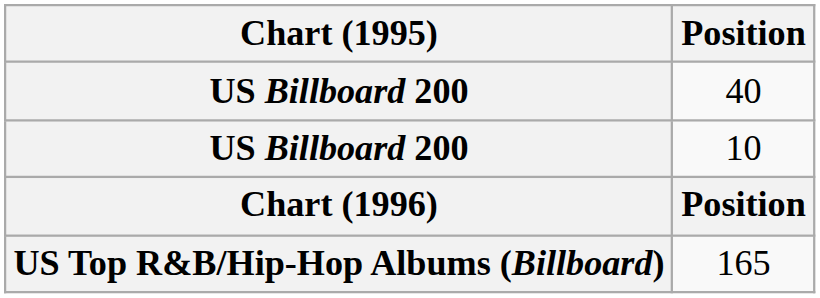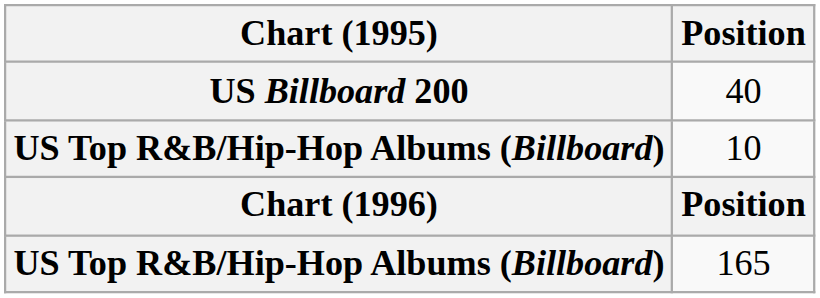(339, 147) US Billboard 200 -> (339, 147) US Top R&B/Hip-Hop Albums (Billboard)
